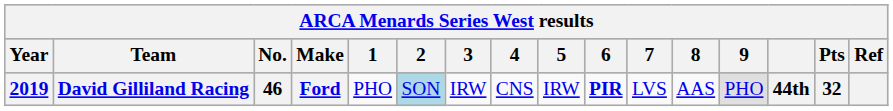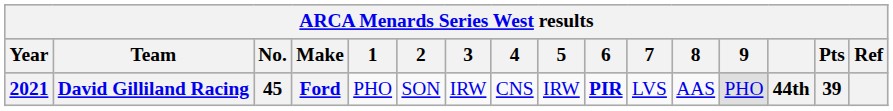(29, 88) 2019 -> (29, 88) 2021
(273, 88) 46 -> (273, 88) 45
(421, 88) lightblue background -> (421, 88) no background
(832, 88) 32 -> (832, 88) 39
